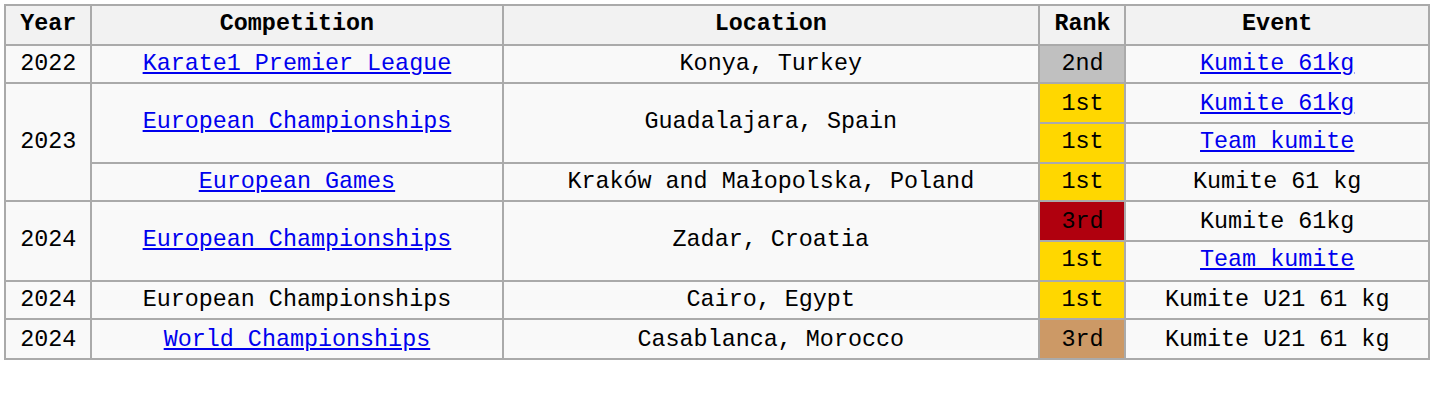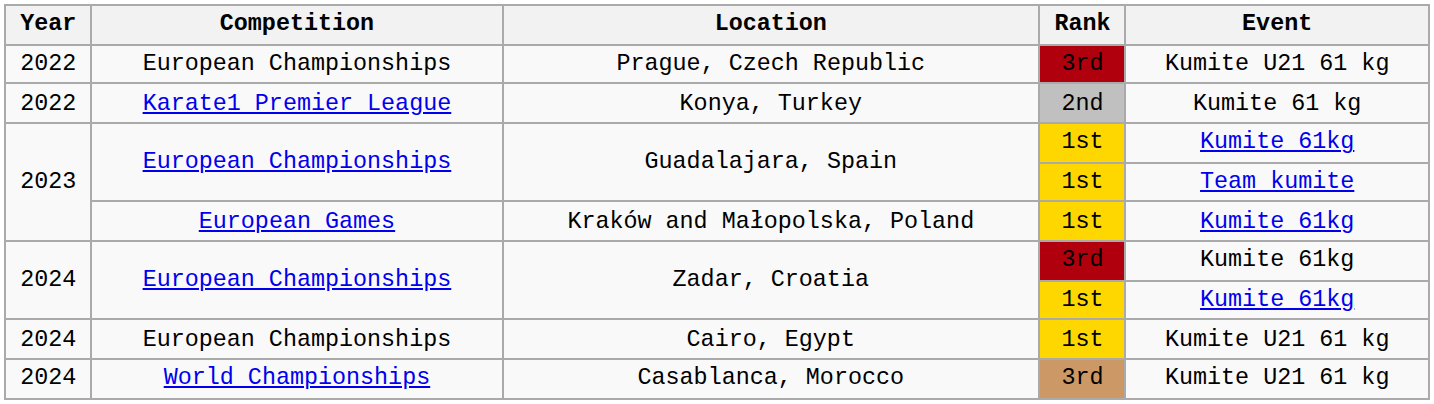+ row: (771, 64)
(1277, 64) Kumite 61kg -> (1277, 103) Kumite 61 kg
(1277, 182) Kumite 61 kg -> (1277, 221) Kumite 61kg
(1277, 260) Team kumite -> (1277, 300) Kumite 61kg
